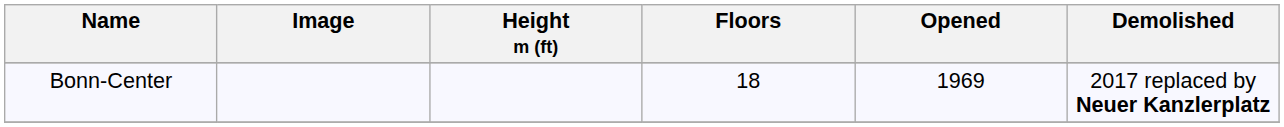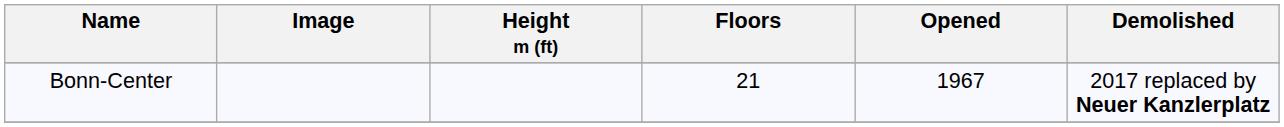(748, 80) 18 -> (748, 80) 21
(961, 80) 1969 -> (961, 80) 1967
